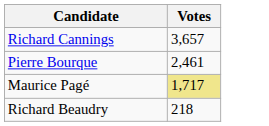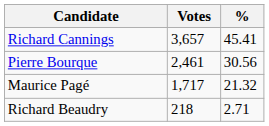+ column: (242, 16)
(188, 86) khaki background -> (188, 86) no background
